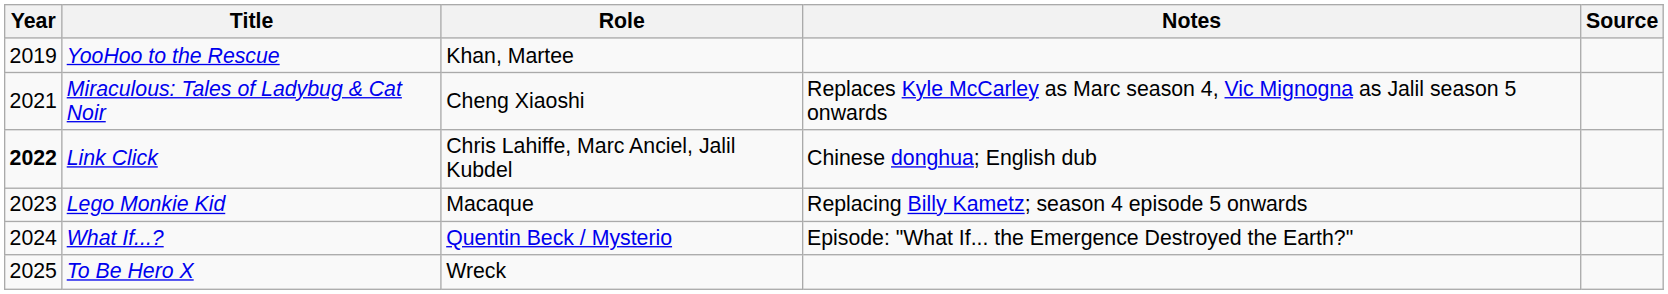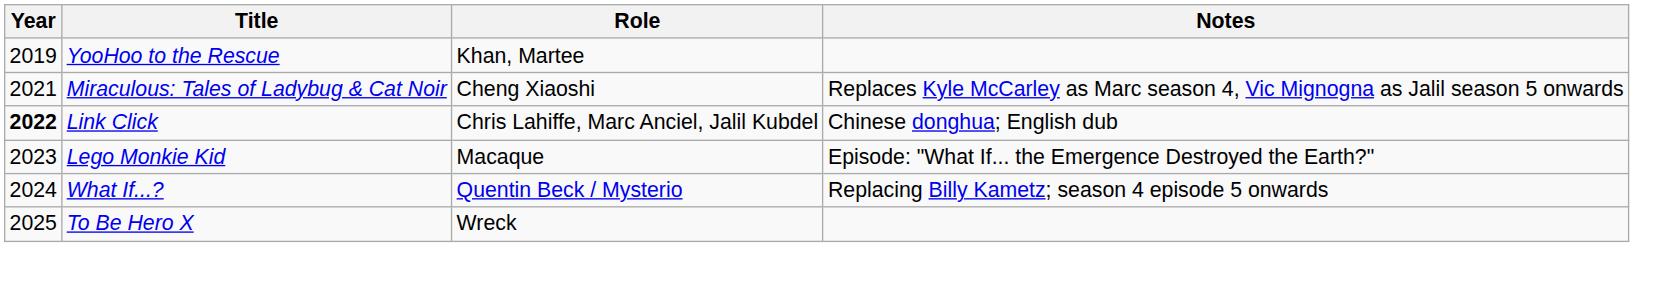- column: (1622, 21)
(1057, 204) Replacing Billy Kametz; season 4 episode 5 onwards -> (1101, 156) Episode: "What If... the Emergence Destroyed the Earth?"
(1080, 237) Episode: "What If... the Emergence Destroyed the Earth?" -> (1078, 190) Replacing Billy Kametz; season 4 episode 5 onwards
